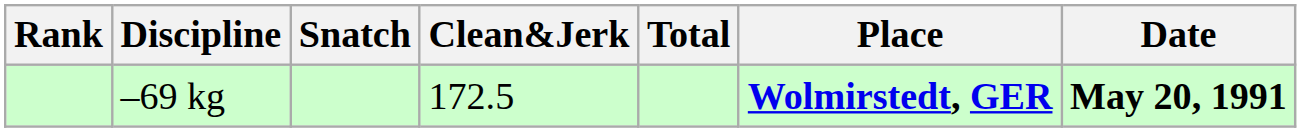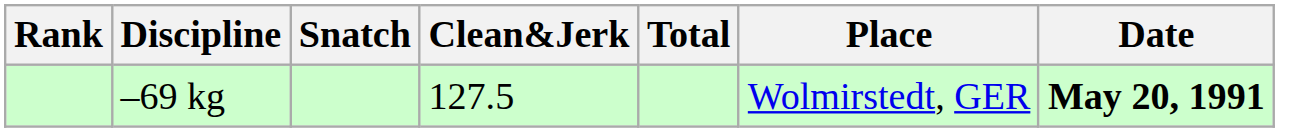(471, 95) 172.5 -> (471, 95) 127.5
(900, 95) bold -> (889, 95) normal
